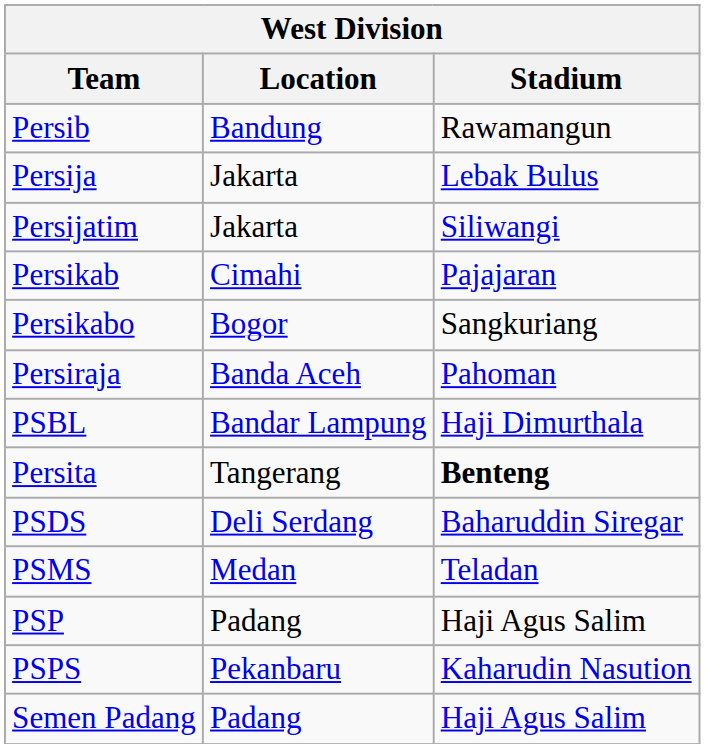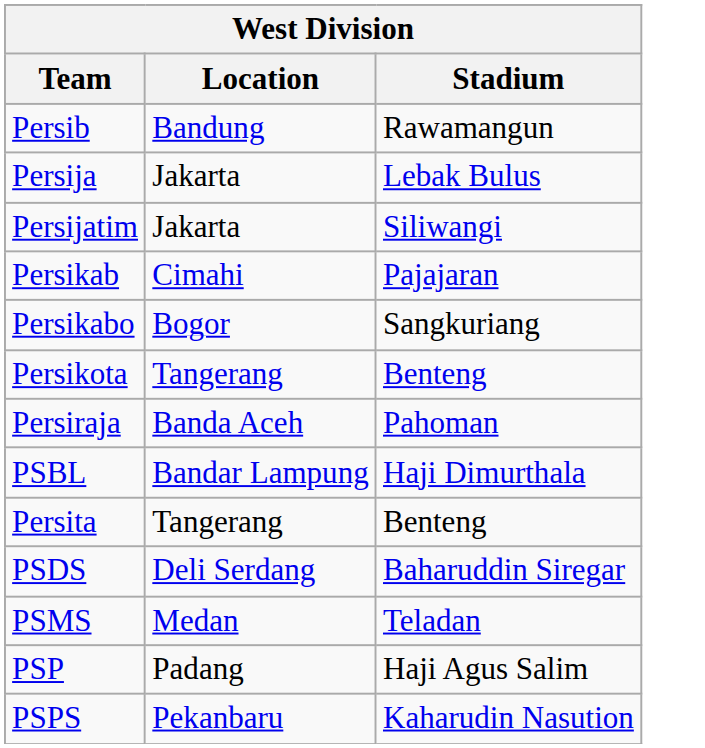+ row: (70, 373)
(495, 472) bold -> (435, 521) normal
- row: (104, 718)
